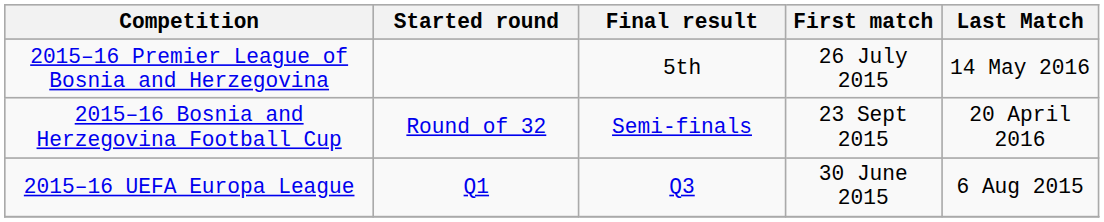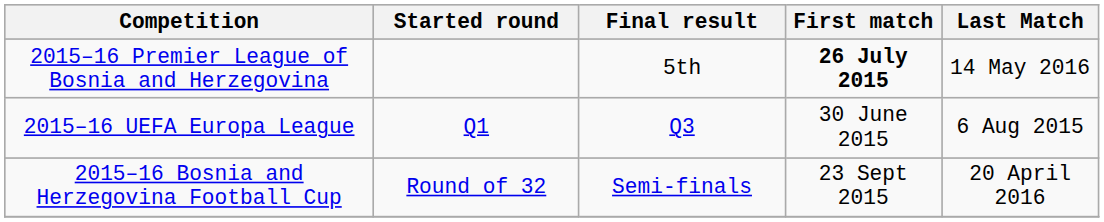(863, 69) normal -> (863, 69) bold
rows swapped: (189, 128) <-> (189, 187)
